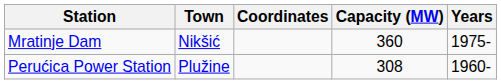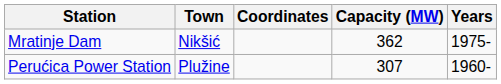(390, 41) 360 -> (390, 41) 362
(390, 66) 308 -> (390, 66) 307
